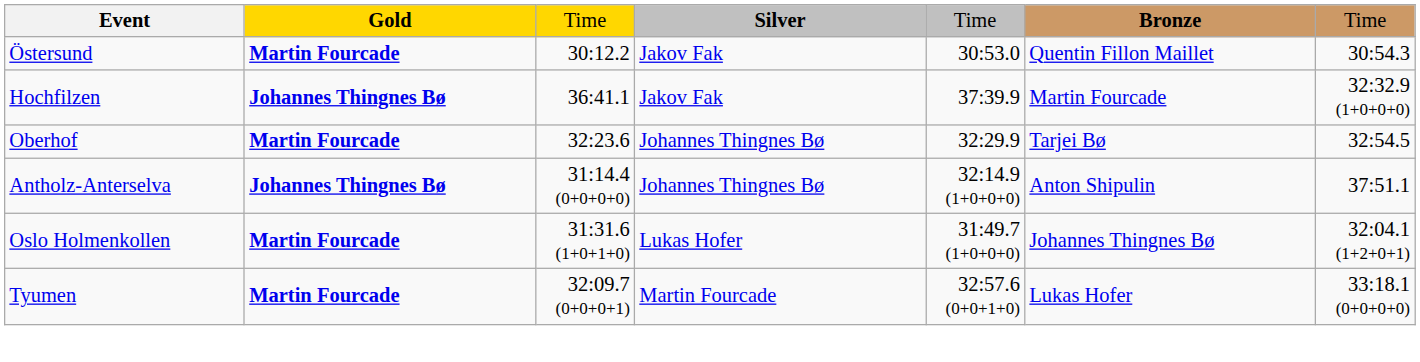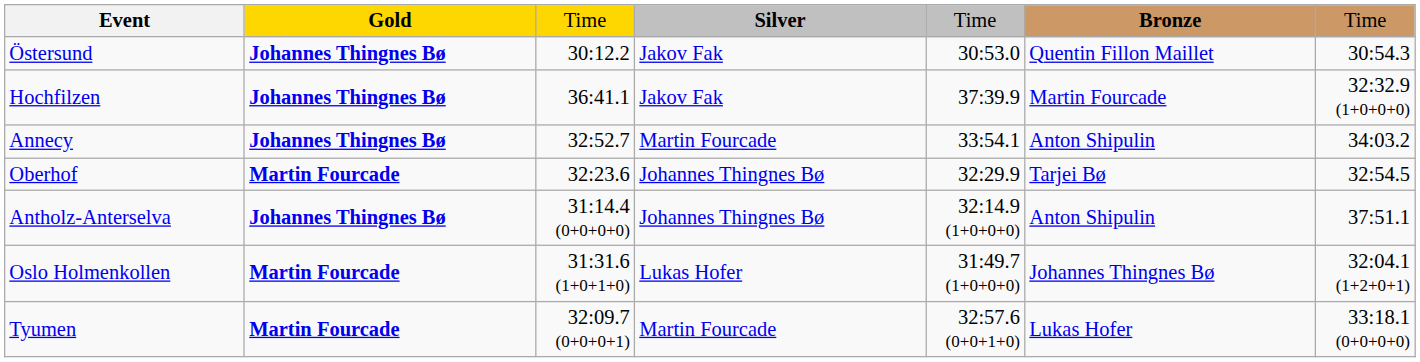(324, 53) Martin Fourcade -> (347, 53) Johannes Thingnes Bø
+ row: (41, 141)
